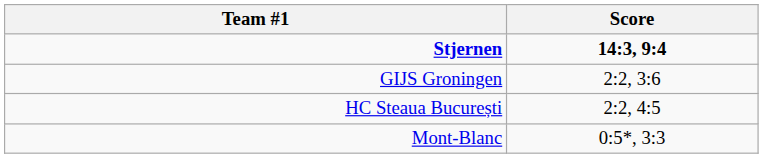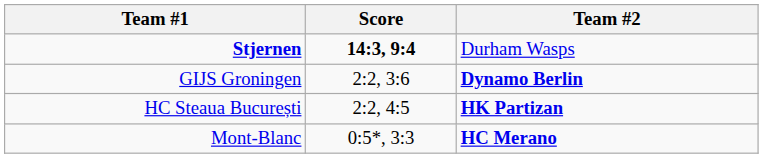+ column: (607, 19)
